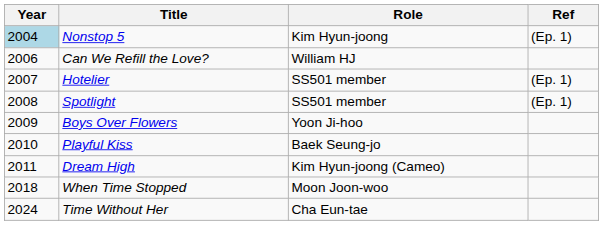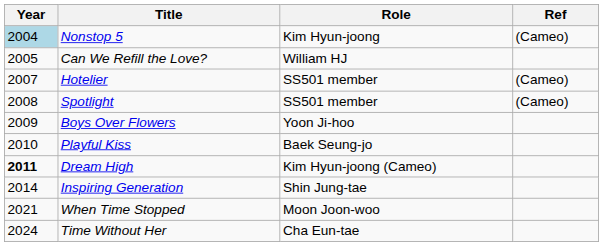(551, 36) (Ep. 1) -> (542, 36) (Cameo)
(23, 58) 2006 -> (23, 58) 2005
(551, 79) (Ep. 1) -> (542, 79) (Cameo)
(551, 101) (Ep. 1) -> (542, 101) (Cameo)
(22, 166) normal -> (22, 166) bold
+ row: (122, 187)
(23, 187) 2018 -> (23, 209) 2021
